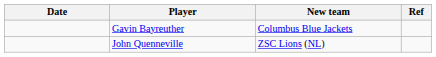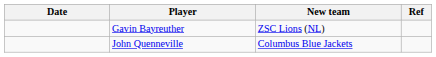(305, 28) Columbus Blue Jackets -> (291, 28) ZSC Lions (NL)
(291, 44) ZSC Lions (NL) -> (305, 44) Columbus Blue Jackets
